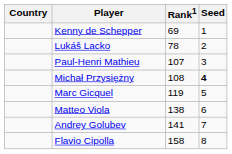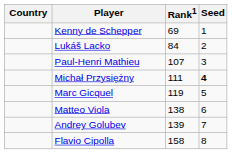(173, 46) 78 -> (173, 46) 84
(176, 77) 108 -> (175, 77) 111
(176, 125) 141 -> (176, 125) 139
